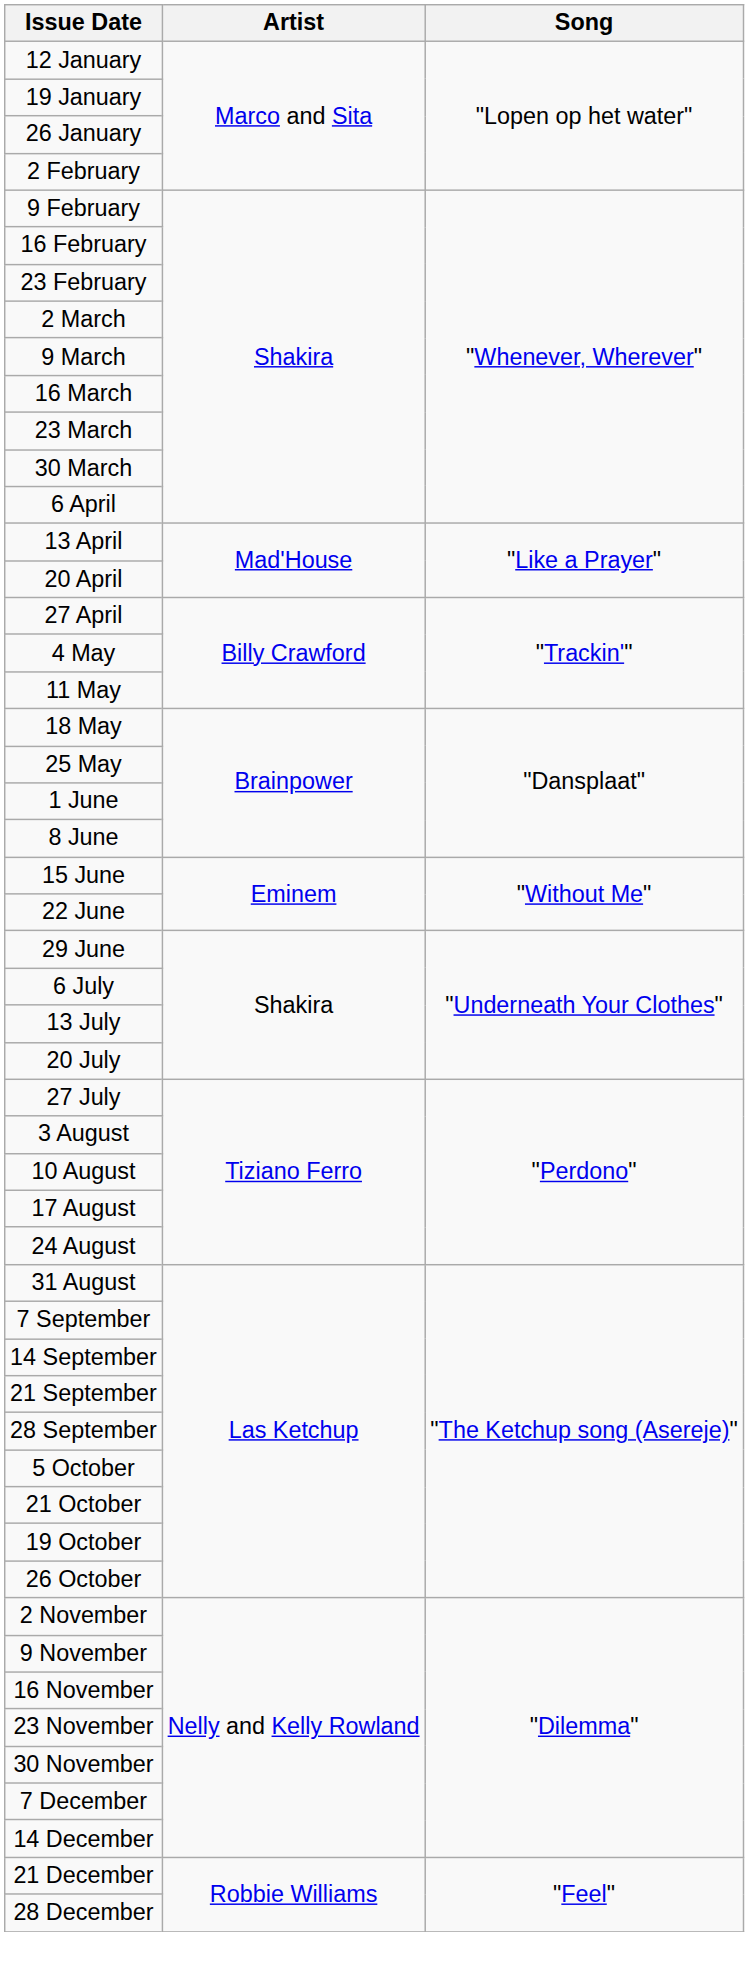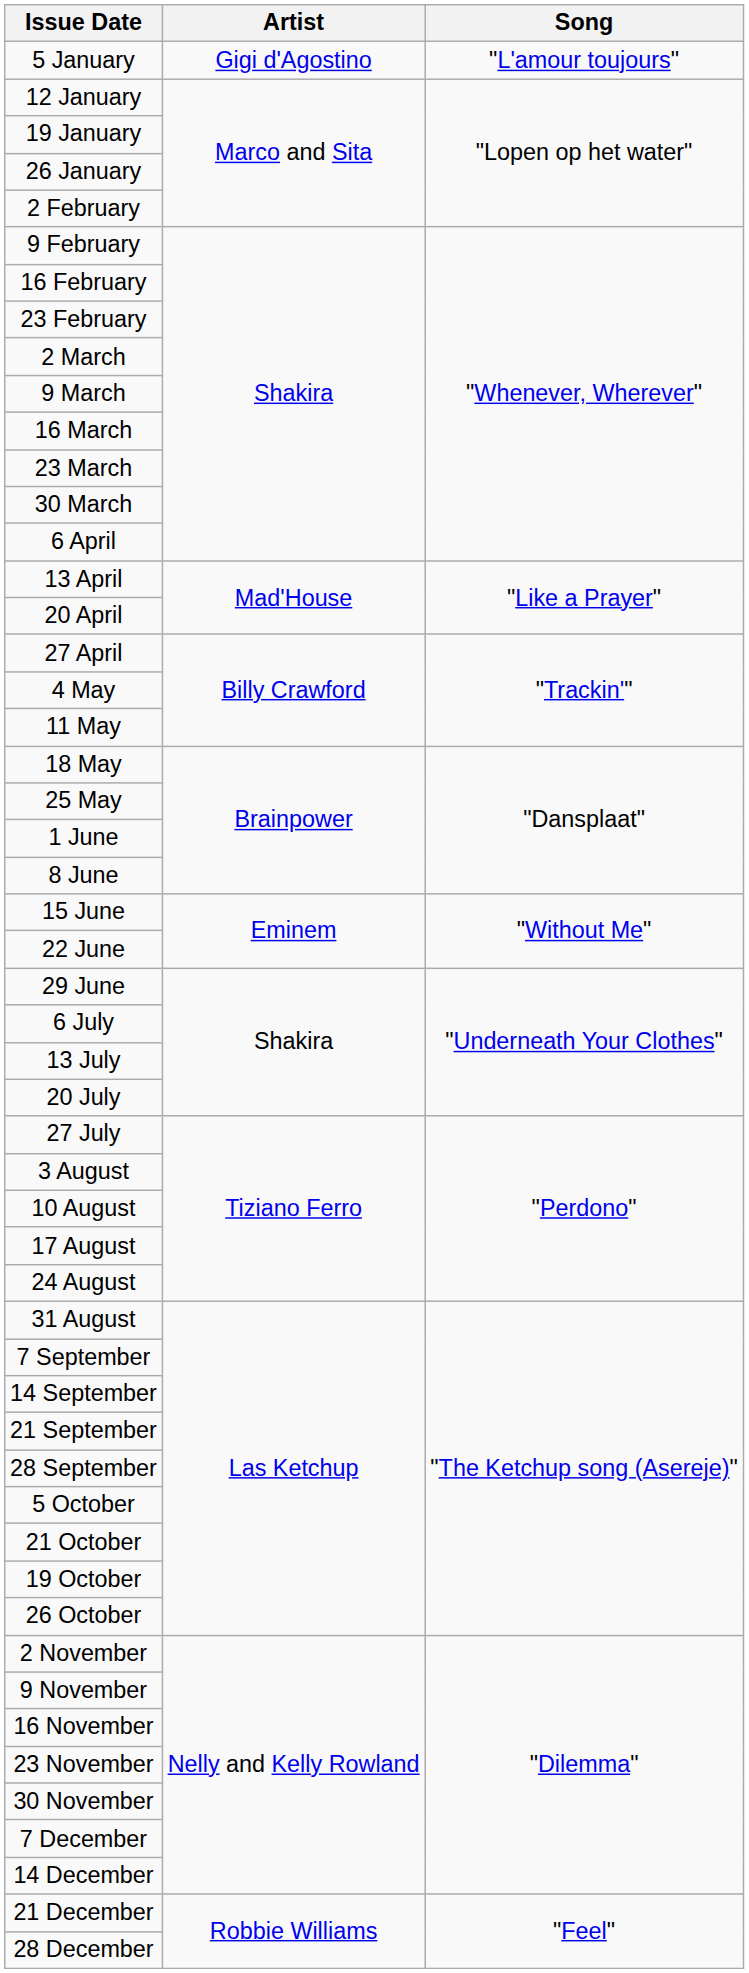+ row: (83, 60)
